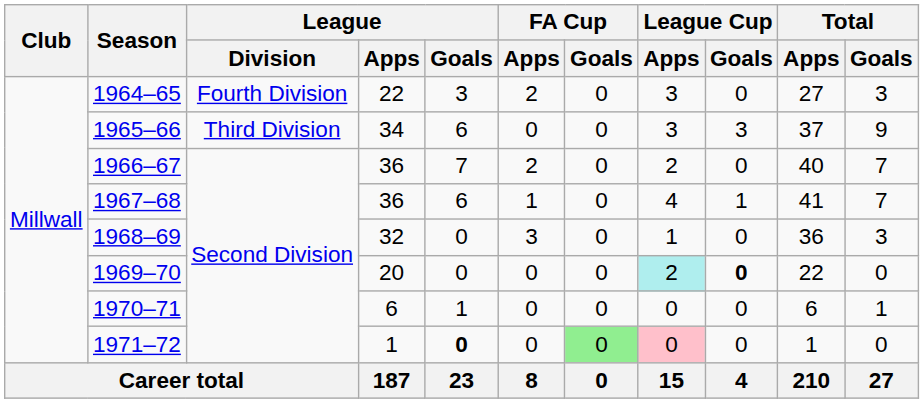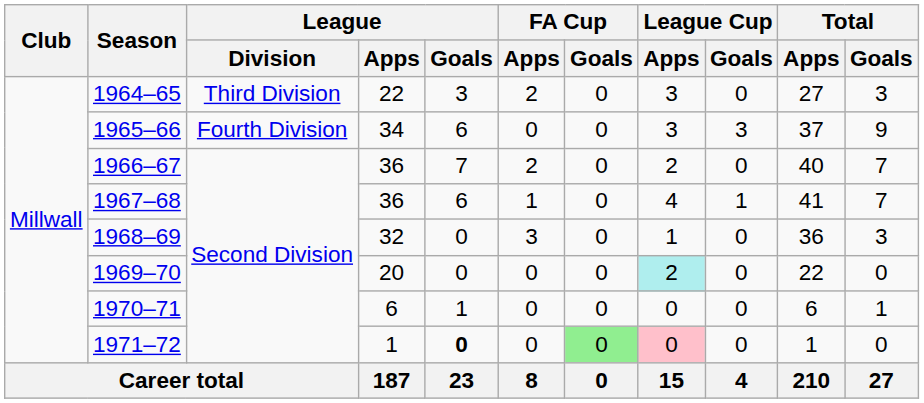(272, 93) Fourth Division -> (272, 93) Third Division
(272, 129) Third Division -> (272, 129) Fourth Division
(741, 272) bold -> (741, 272) normal
